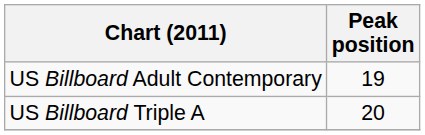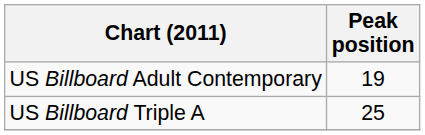(373, 112) 20 -> (373, 112) 25
